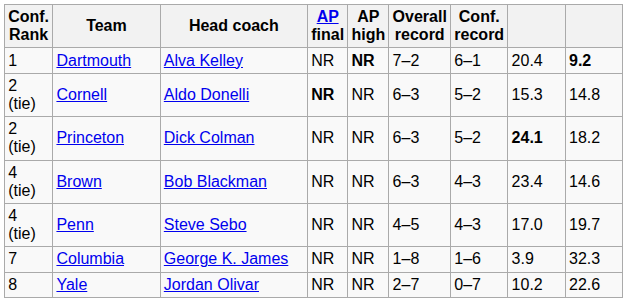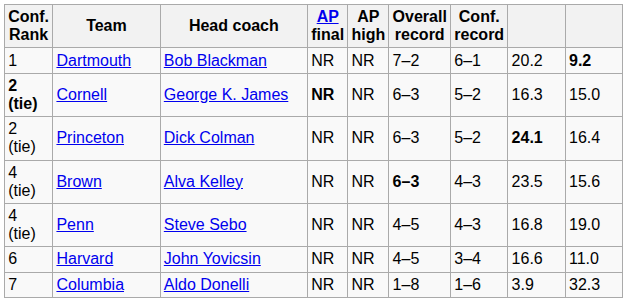(203, 60) Alva Kelley -> (215, 60) Bob Blackman
(363, 60) bold -> (363, 60) normal
(527, 60) 20.4 -> (527, 60) 20.2
(22, 94) normal -> (23, 94) bold
(207, 94) Aldo Donelli -> (226, 94) George K. James
(527, 94) 15.3 -> (527, 94) 16.3
(585, 94) 14.8 -> (585, 94) 15.0
(585, 138) 18.2 -> (585, 138) 16.4
(215, 181) Bob Blackman -> (203, 181) Alva Kelley
(406, 181) normal -> (406, 181) bold
(527, 181) 23.4 -> (527, 181) 23.5
(585, 181) 14.6 -> (585, 181) 15.6
(527, 225) 17.0 -> (527, 225) 16.8
(585, 225) 19.7 -> (585, 225) 19.0
+ row: (85, 259)
(226, 259) George K. James -> (207, 284) Aldo Donelli
- row: (72, 284)
